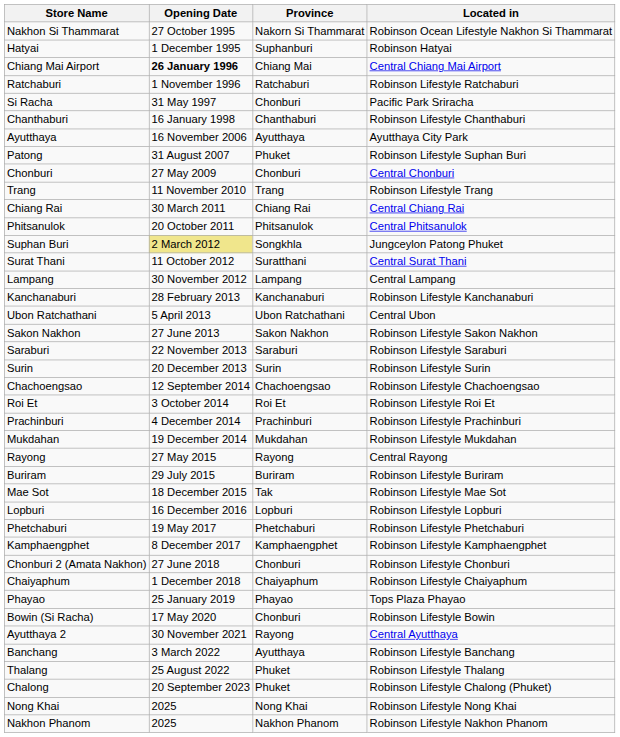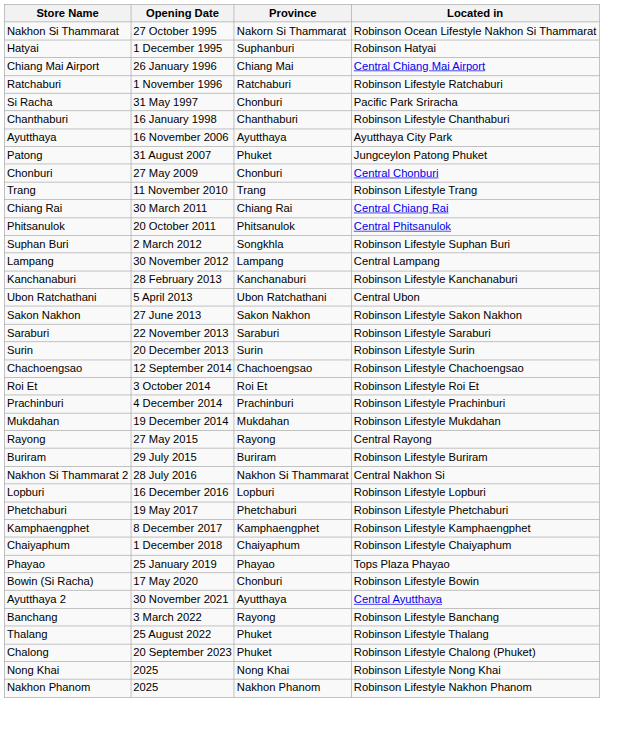(195, 66) bold -> (175, 66) normal
(448, 155) Robinson Lifestyle Suphan Buri -> (420, 155) Jungceylon Patong Phuket
(186, 244) khaki background -> (168, 244) no background
(436, 244) Jungceylon Patong Phuket -> (432, 244) Robinson Lifestyle Suphan Buri
- row: (36, 262)
- row: (28, 492)
+ row: (68, 475)
- row: (77, 564)
(274, 635) Rayong -> (262, 599) Ayutthaya
(280, 652) Ayutthaya -> (256, 617) Rayong
